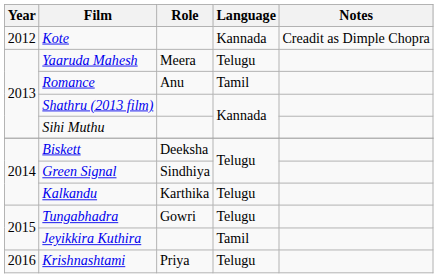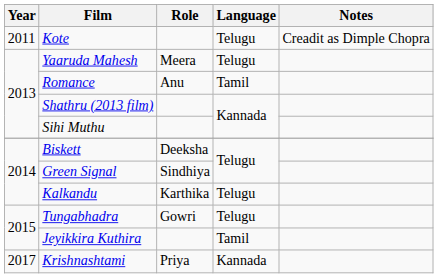(22, 37) 2012 -> (22, 37) 2011
(241, 37) Kannada -> (236, 37) Telugu
(22, 261) 2016 -> (22, 261) 2017
(236, 261) Telugu -> (241, 261) Kannada
